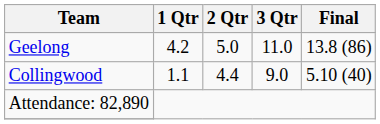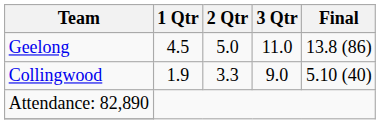(178, 47) 4.2 -> (178, 47) 4.5
(178, 75) 1.1 -> (178, 75) 1.9
(227, 75) 4.4 -> (227, 75) 3.3
